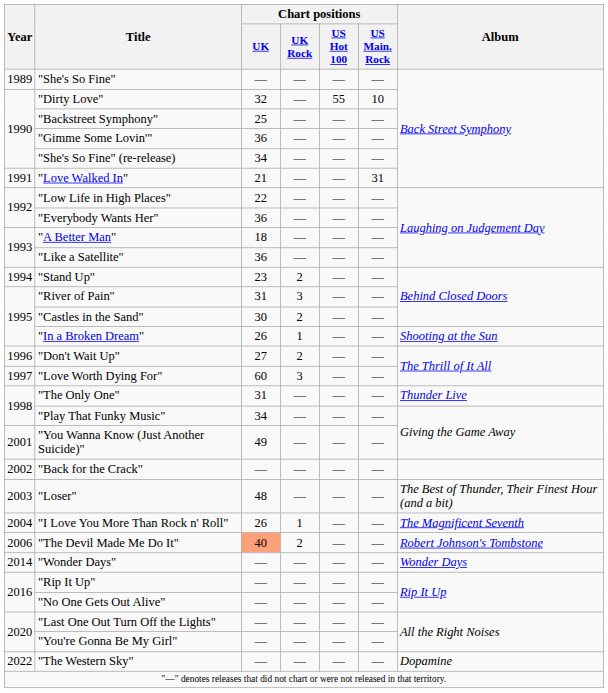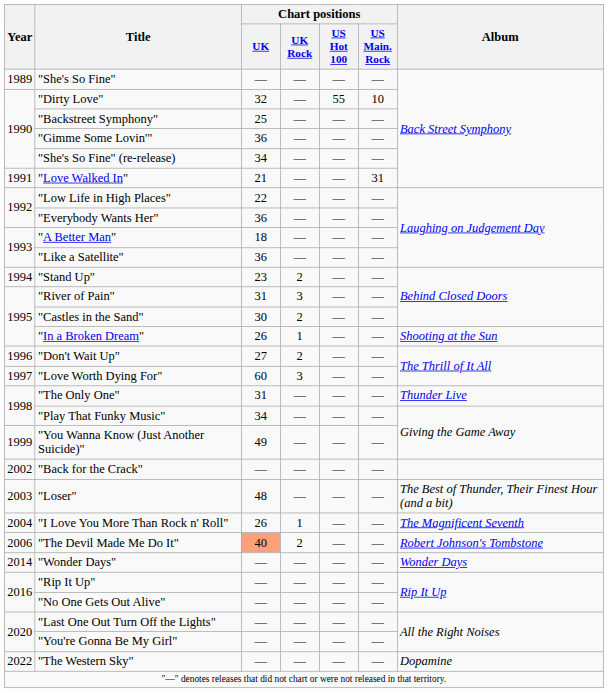(20, 442) 2001 -> (20, 442) 1999
